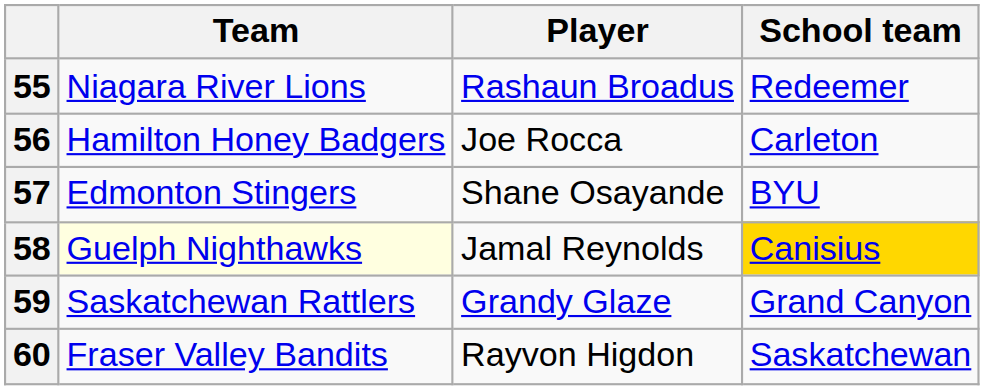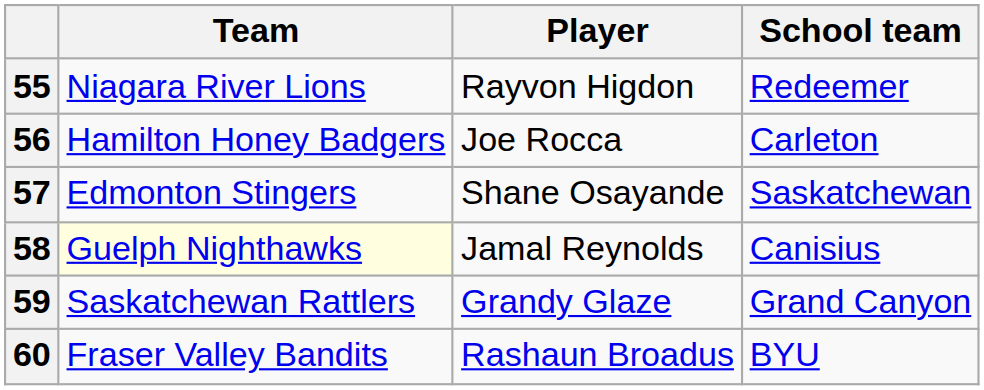(598, 85) Rashaun Broadus -> (578, 85) Rayvon Higdon
(785, 193) BYU -> (860, 193) Saskatchewan
(815, 247) gold background -> (815, 247) no background
(578, 355) Rayvon Higdon -> (598, 355) Rashaun Broadus
(860, 355) Saskatchewan -> (785, 355) BYU
